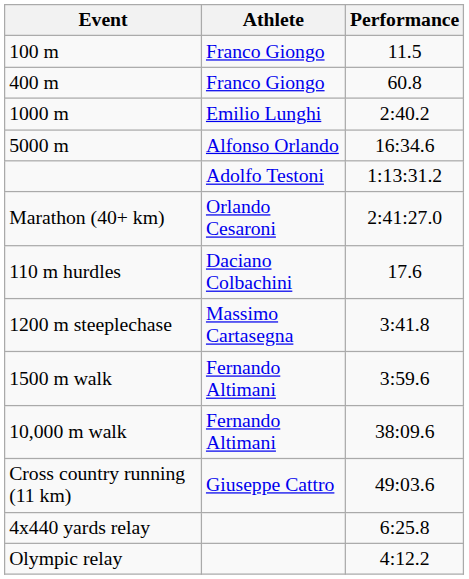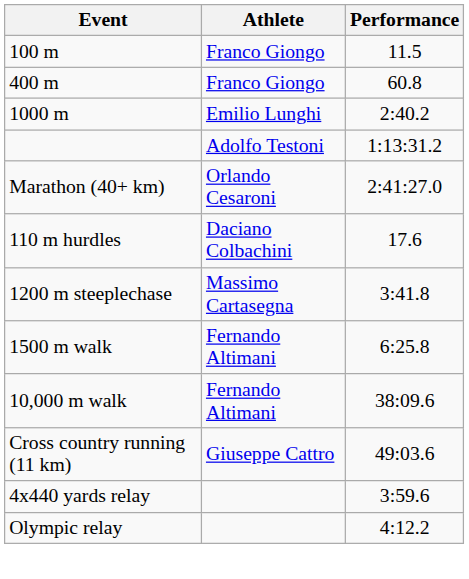- row: (39, 144)
(405, 378) 3:59.6 -> (405, 347) 6:25.8
(405, 527) 6:25.8 -> (405, 496) 3:59.6
